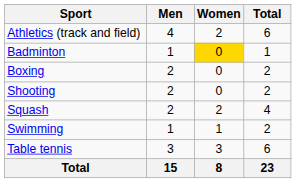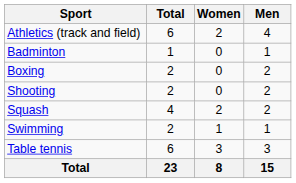columns swapped: (170, 14) <-> (267, 14)
(219, 52) gold background -> (219, 52) no background
